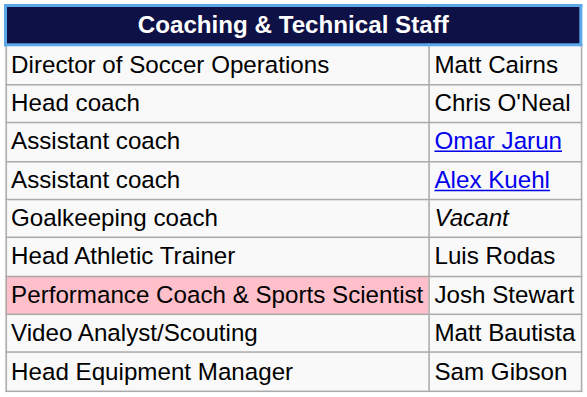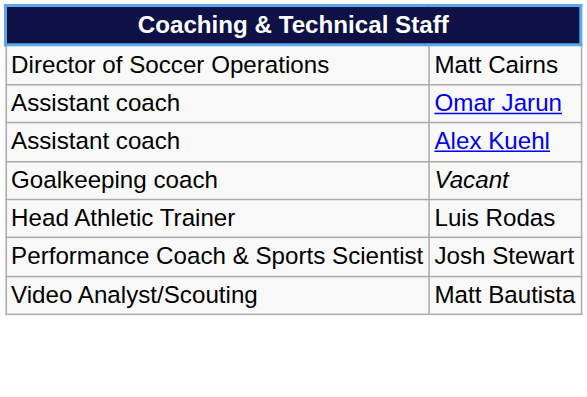- row: (503, 103)
(217, 294) pink background -> (217, 256) no background
- row: (501, 371)
